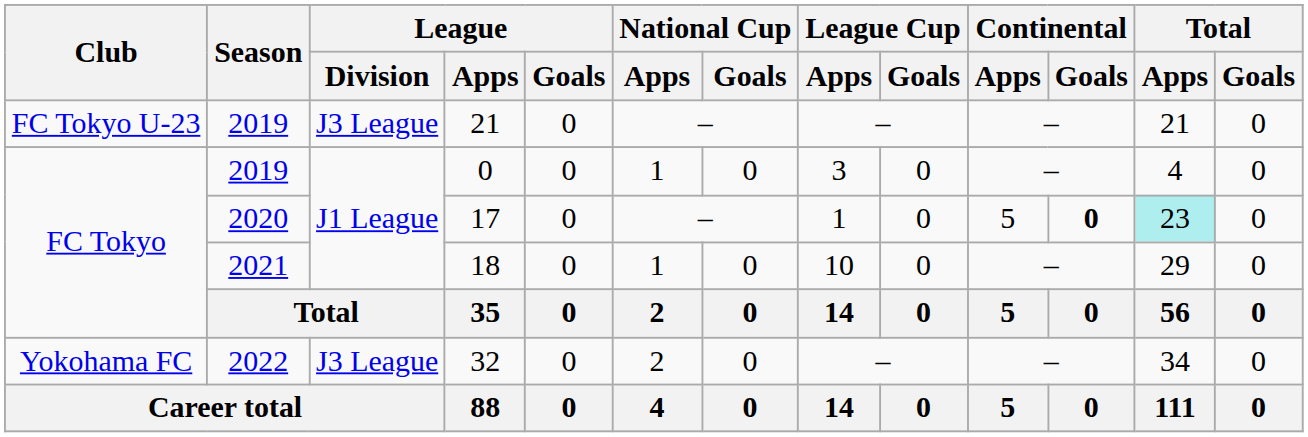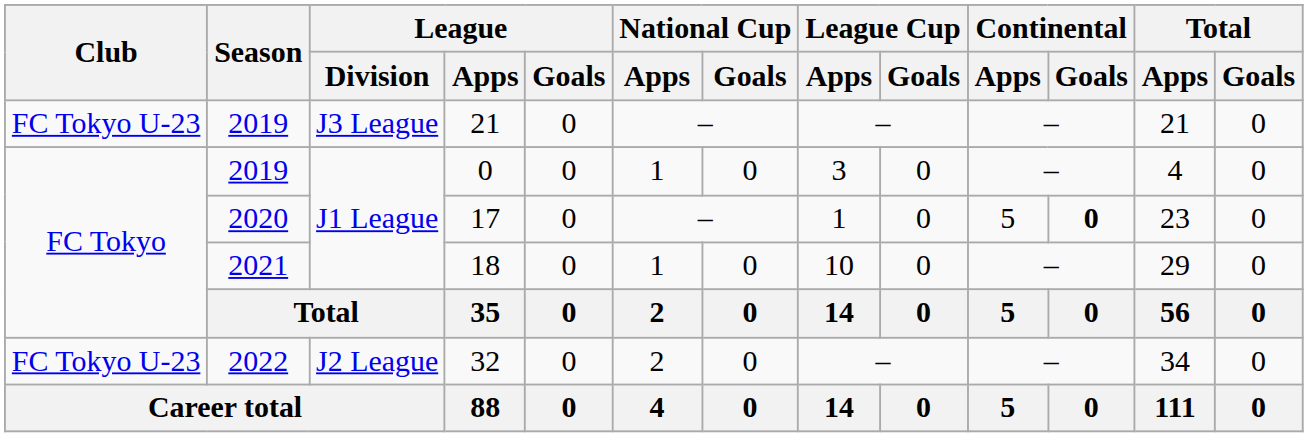(1175, 218) paleturquoise background -> (1175, 218) no background
(106, 360) Yokohama FC -> (106, 360) FC Tokyo U-23
(377, 360) J3 League -> (377, 360) J2 League
